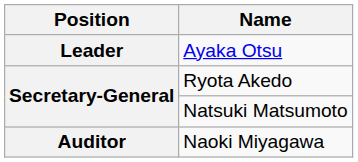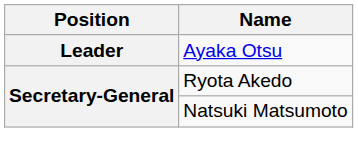- row: (254, 141)
